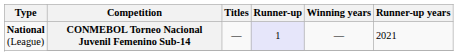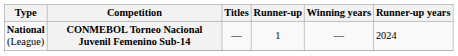(278, 36) lavender background -> (278, 36) no background
(386, 36) 2021 -> (386, 36) 2024
